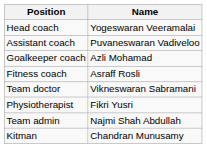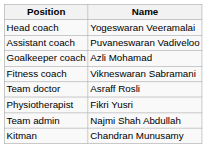(115, 74) Asraff Rosli -> (143, 74) Vikneswaran Sabramani
(143, 89) Vikneswaran Sabramani -> (115, 89) Asraff Rosli
